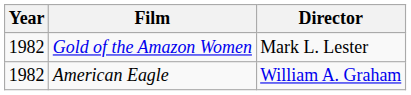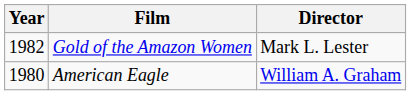(27, 75) 1982 -> (27, 75) 1980
